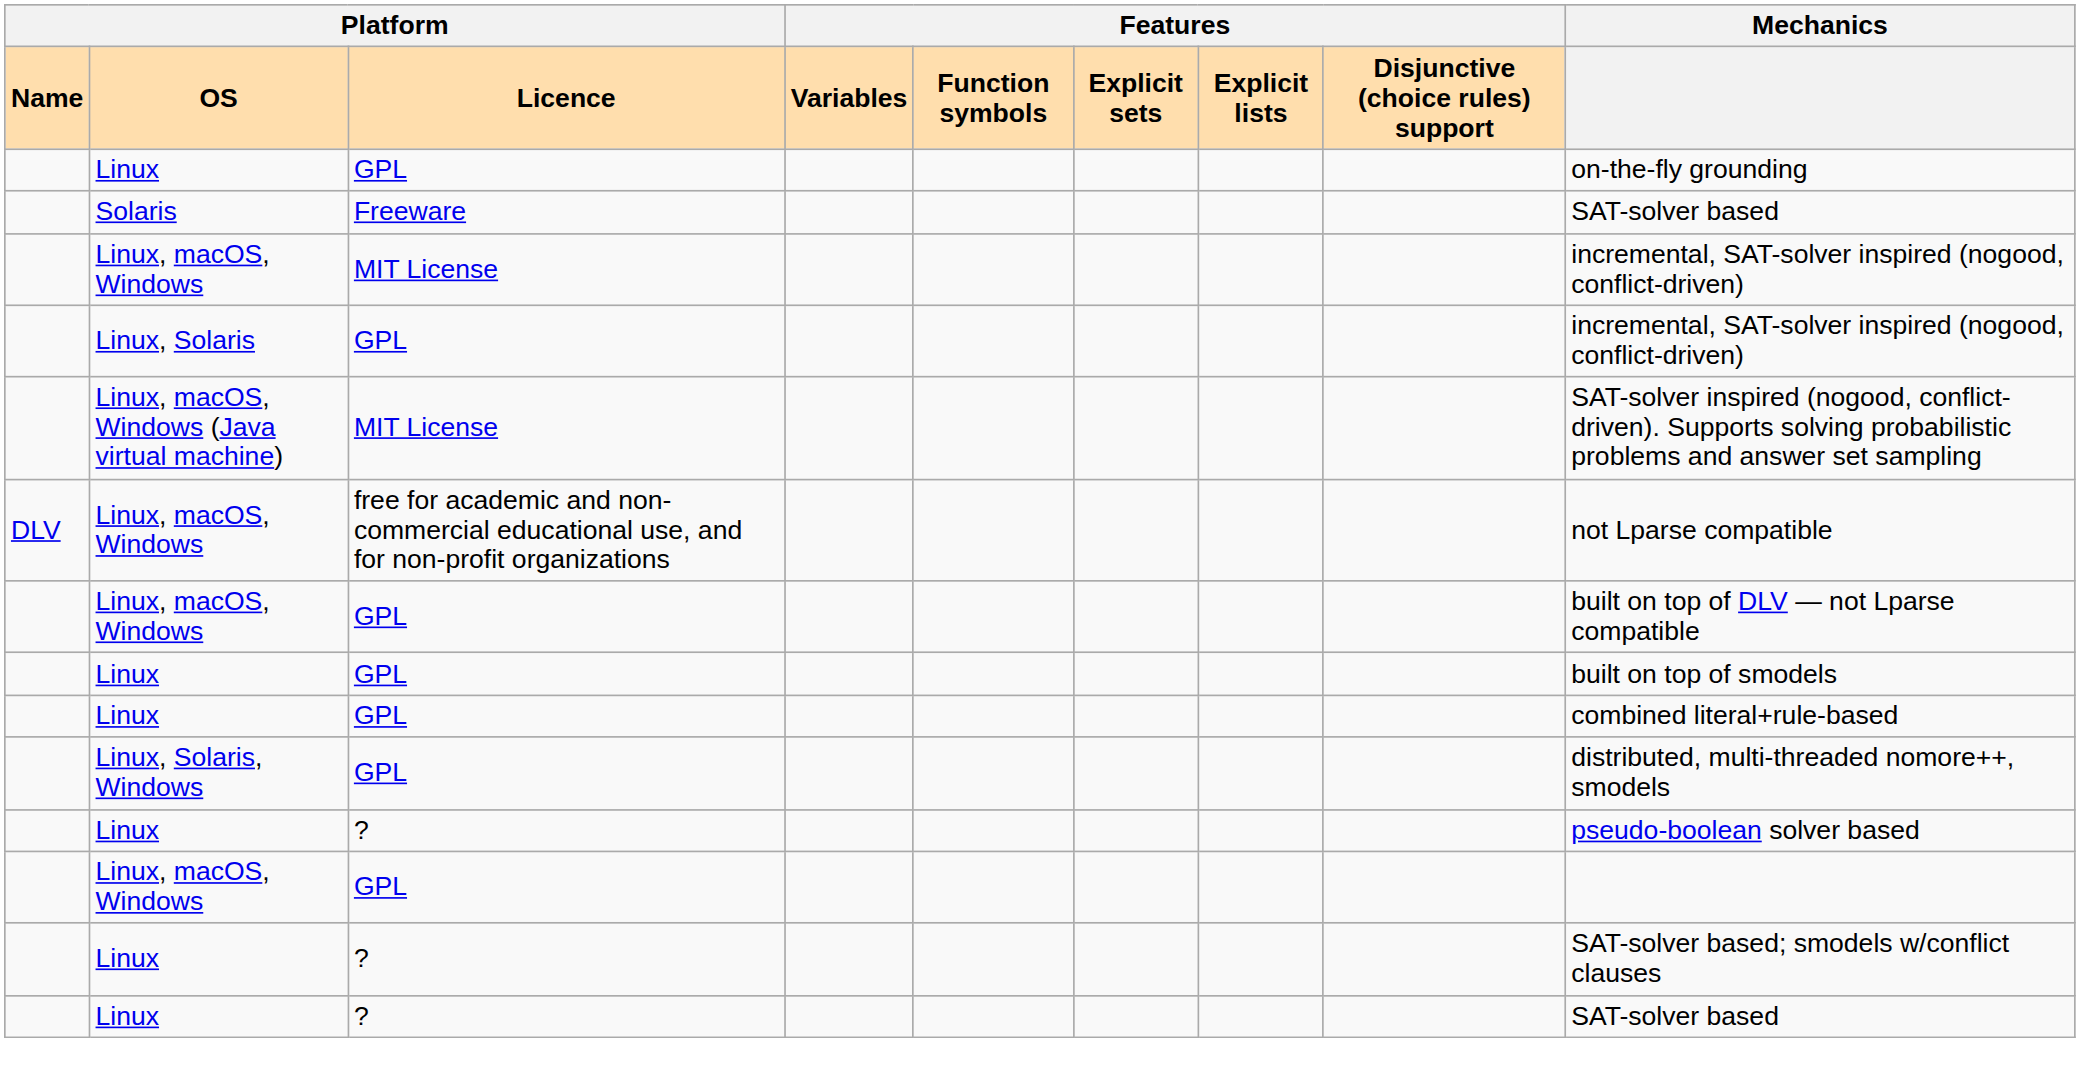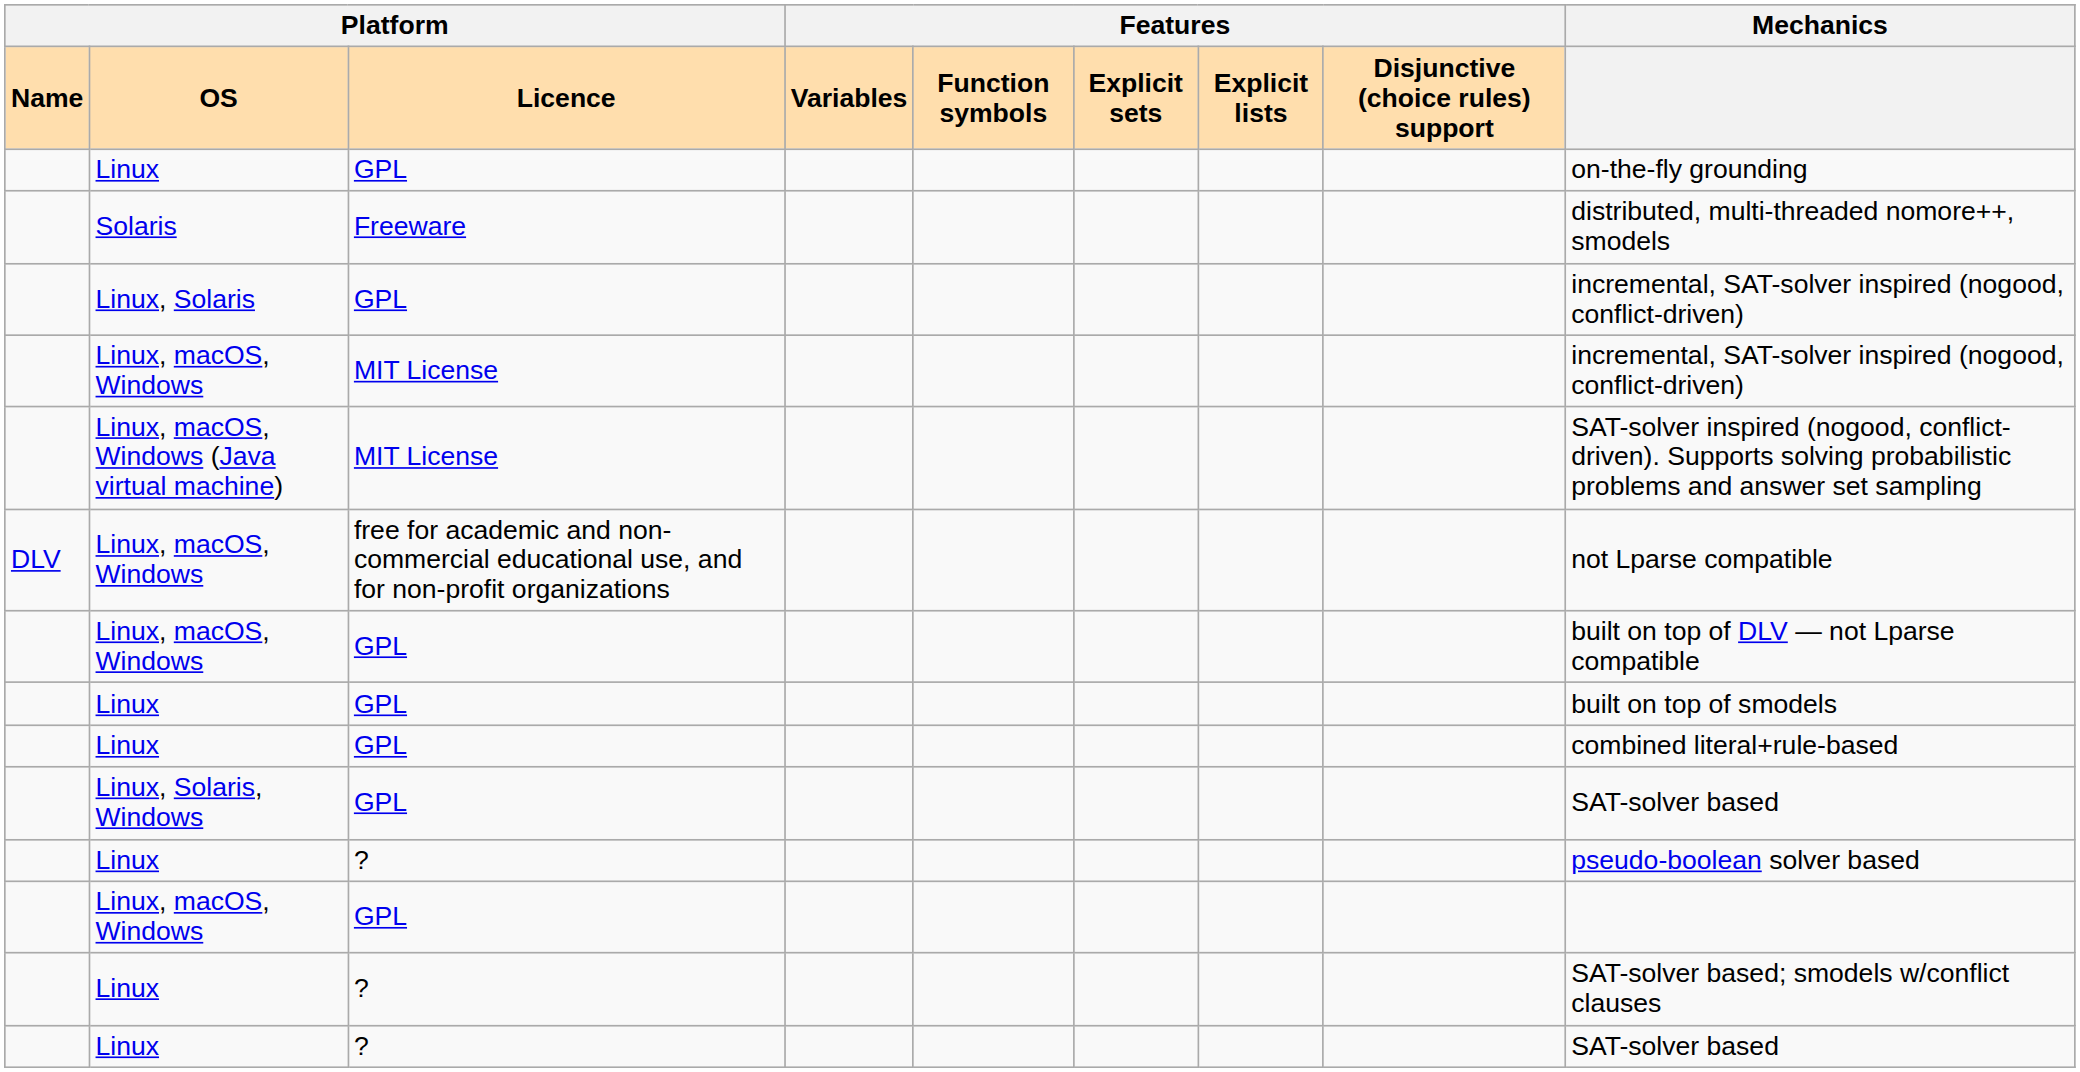(1675, 211) SAT-solver based -> (1793, 226) distributed, multi-threaded nomore++, smodels
rows swapped: (183, 268) <-> (175, 340)
(1793, 772) distributed, multi-threaded nomore++, smodels -> (1675, 802) SAT-solver based
